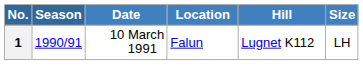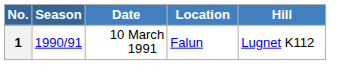- column: (342, 14)
